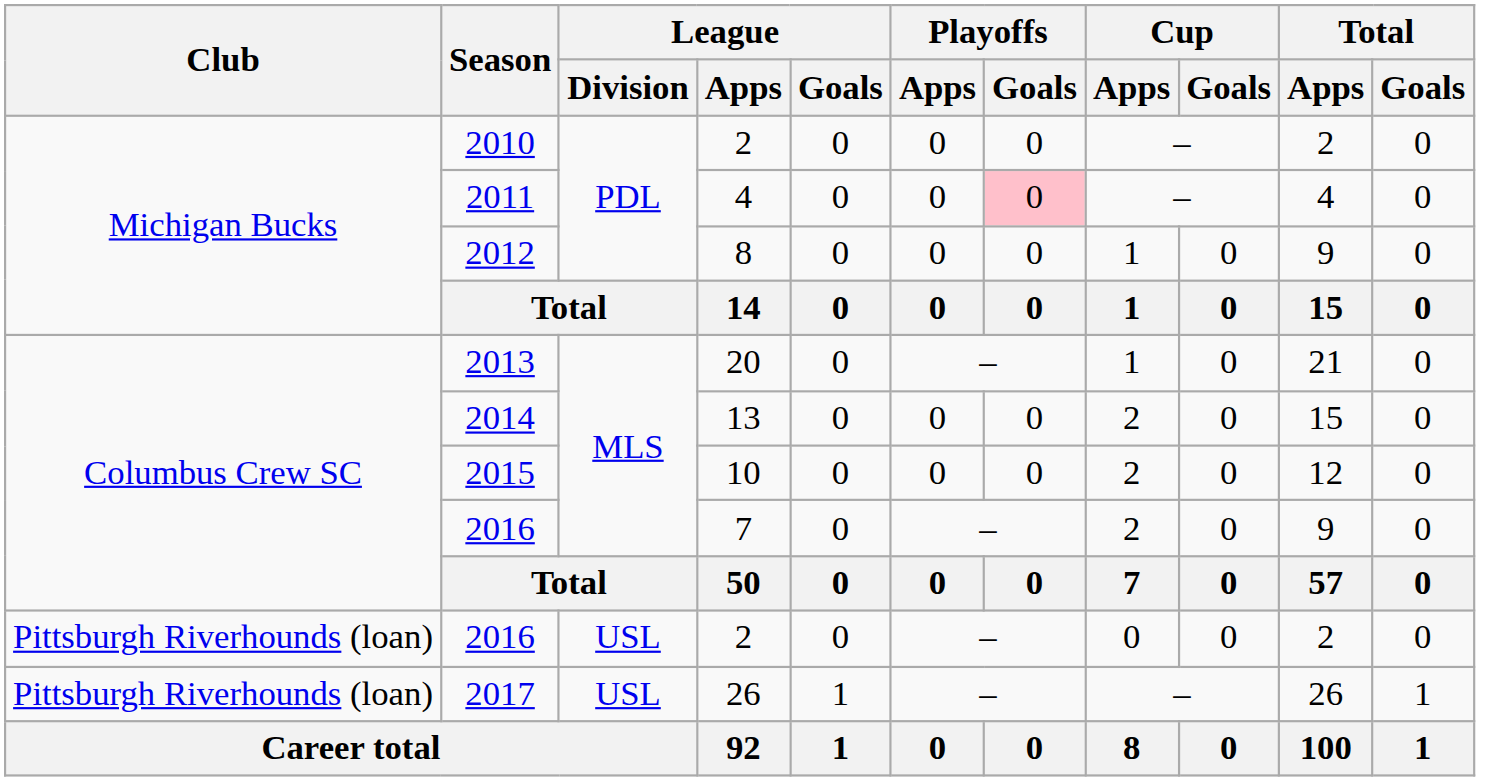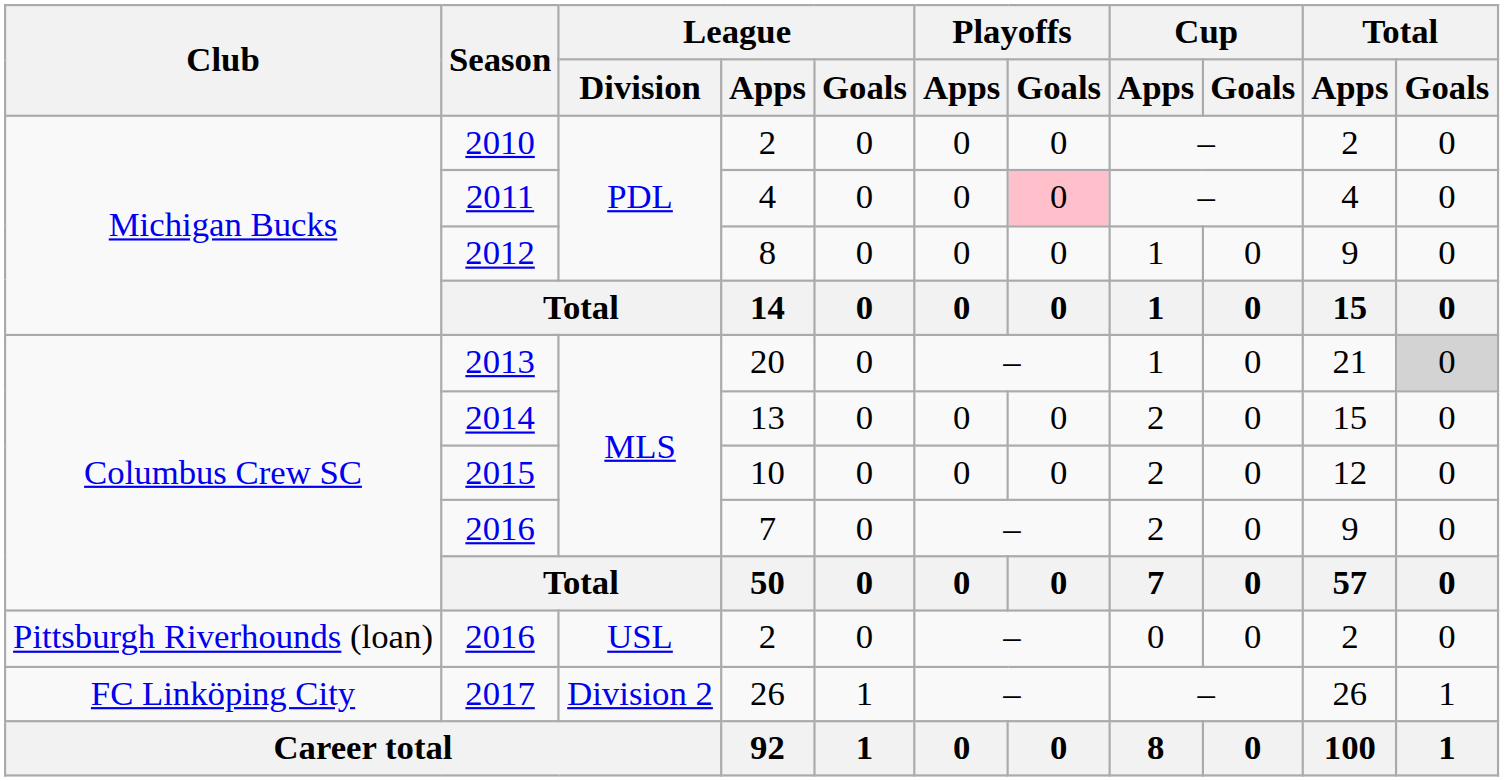(1423, 362) no background -> (1447, 362) lightgrey background
(223, 692) Pittsburgh Riverhounds (loan) -> (223, 692) FC Linköping City
(628, 692) USL -> (640, 692) Division 2
